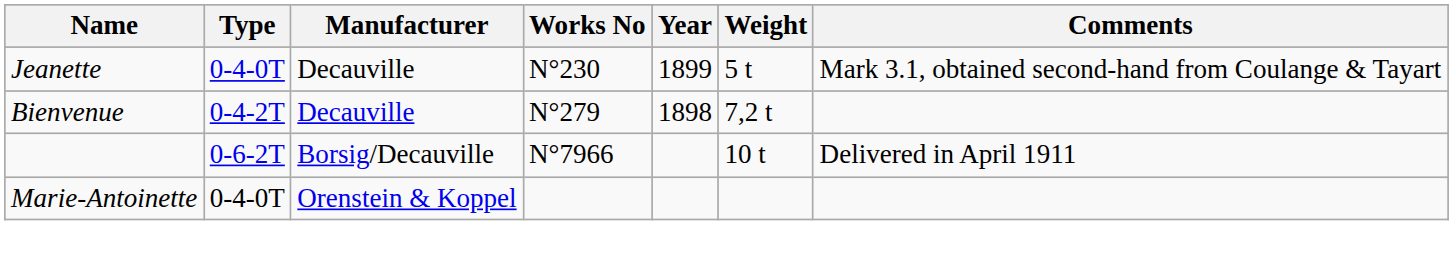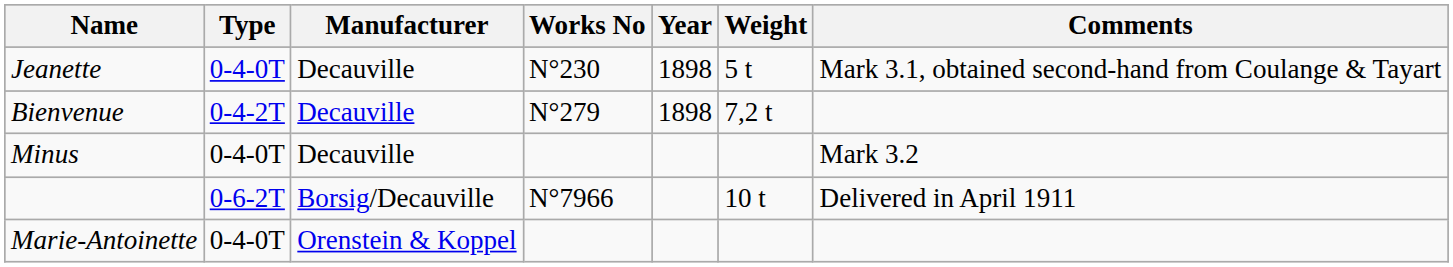(685, 68) 1899 -> (685, 68) 1898
+ row: (45, 154)
